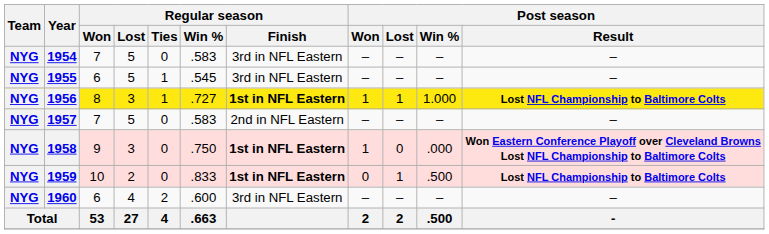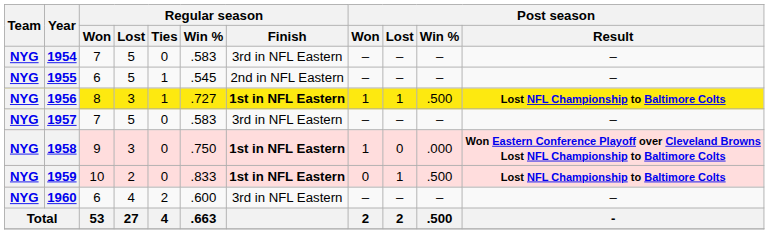(287, 78) 3rd in NFL Eastern -> (287, 78) 2nd in NFL Eastern
(440, 99) 1.000 -> (440, 99) .500
(287, 120) 2nd in NFL Eastern -> (287, 120) 3rd in NFL Eastern
